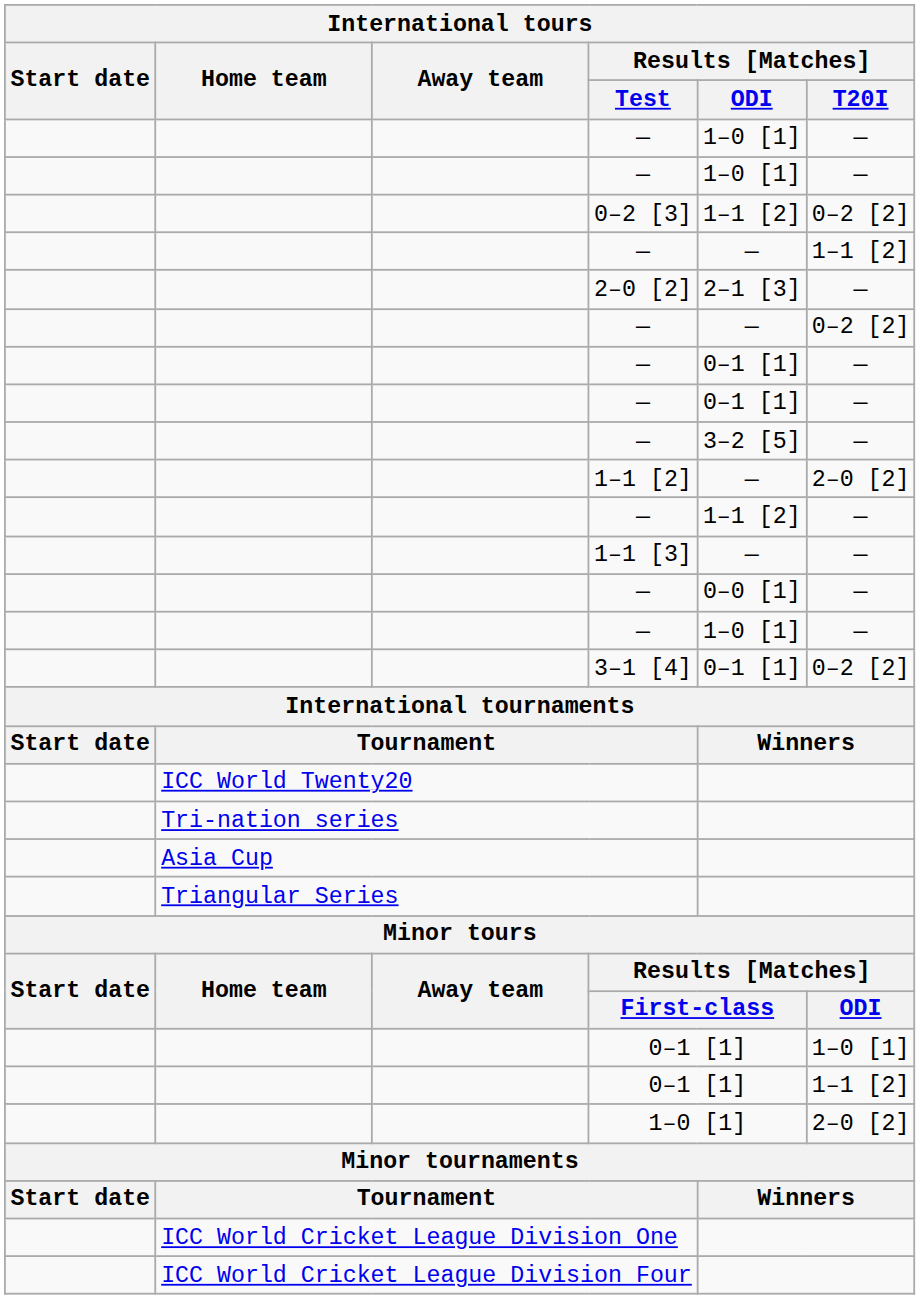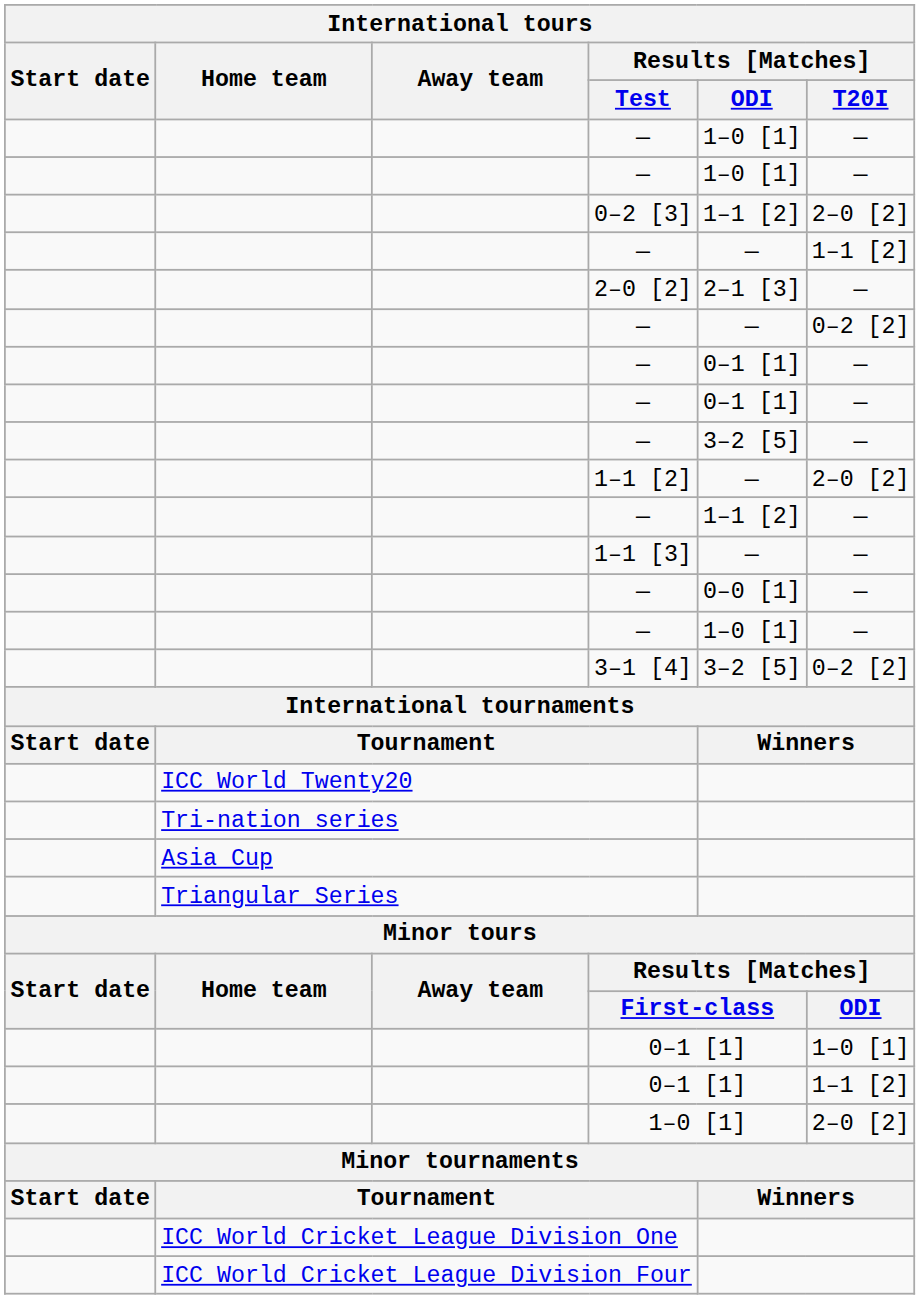(861, 213) 0–2 [2] -> (861, 213) 2–0 [2]
(752, 669) 0–1 [1] -> (752, 669) 3–2 [5]
